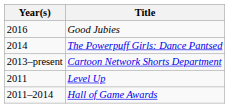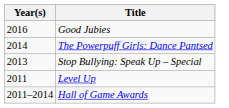- row: (145, 62)
+ row: (130, 62)
